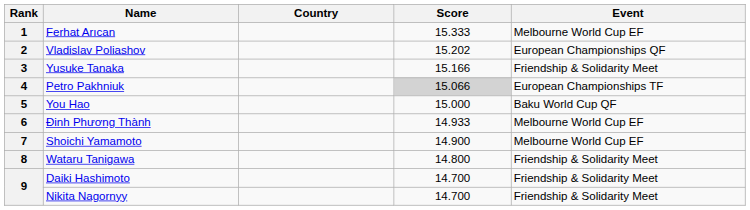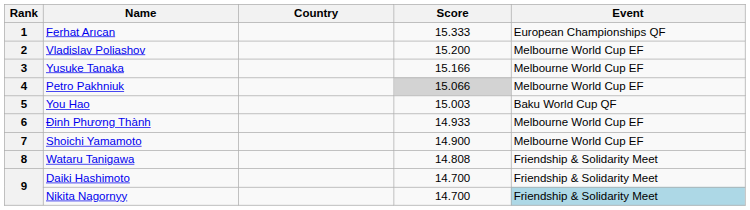(579, 31) Melbourne World Cup EF -> (590, 31) European Championships QF
(453, 50) 15.202 -> (453, 50) 15.200
(590, 50) European Championships QF -> (579, 50) Melbourne World Cup EF
(586, 68) Friendship & Solidarity Meet -> (579, 68) Melbourne World Cup EF
(589, 86) European Championships TF -> (579, 86) Melbourne World Cup EF
(453, 104) 15.000 -> (453, 104) 15.003
(453, 159) 14.800 -> (453, 159) 14.808
(586, 196) no background -> (586, 196) lightblue background
